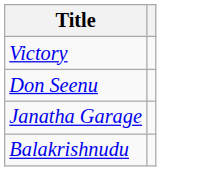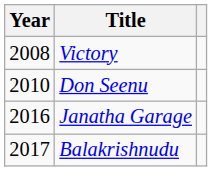+ column: (30, 20)
